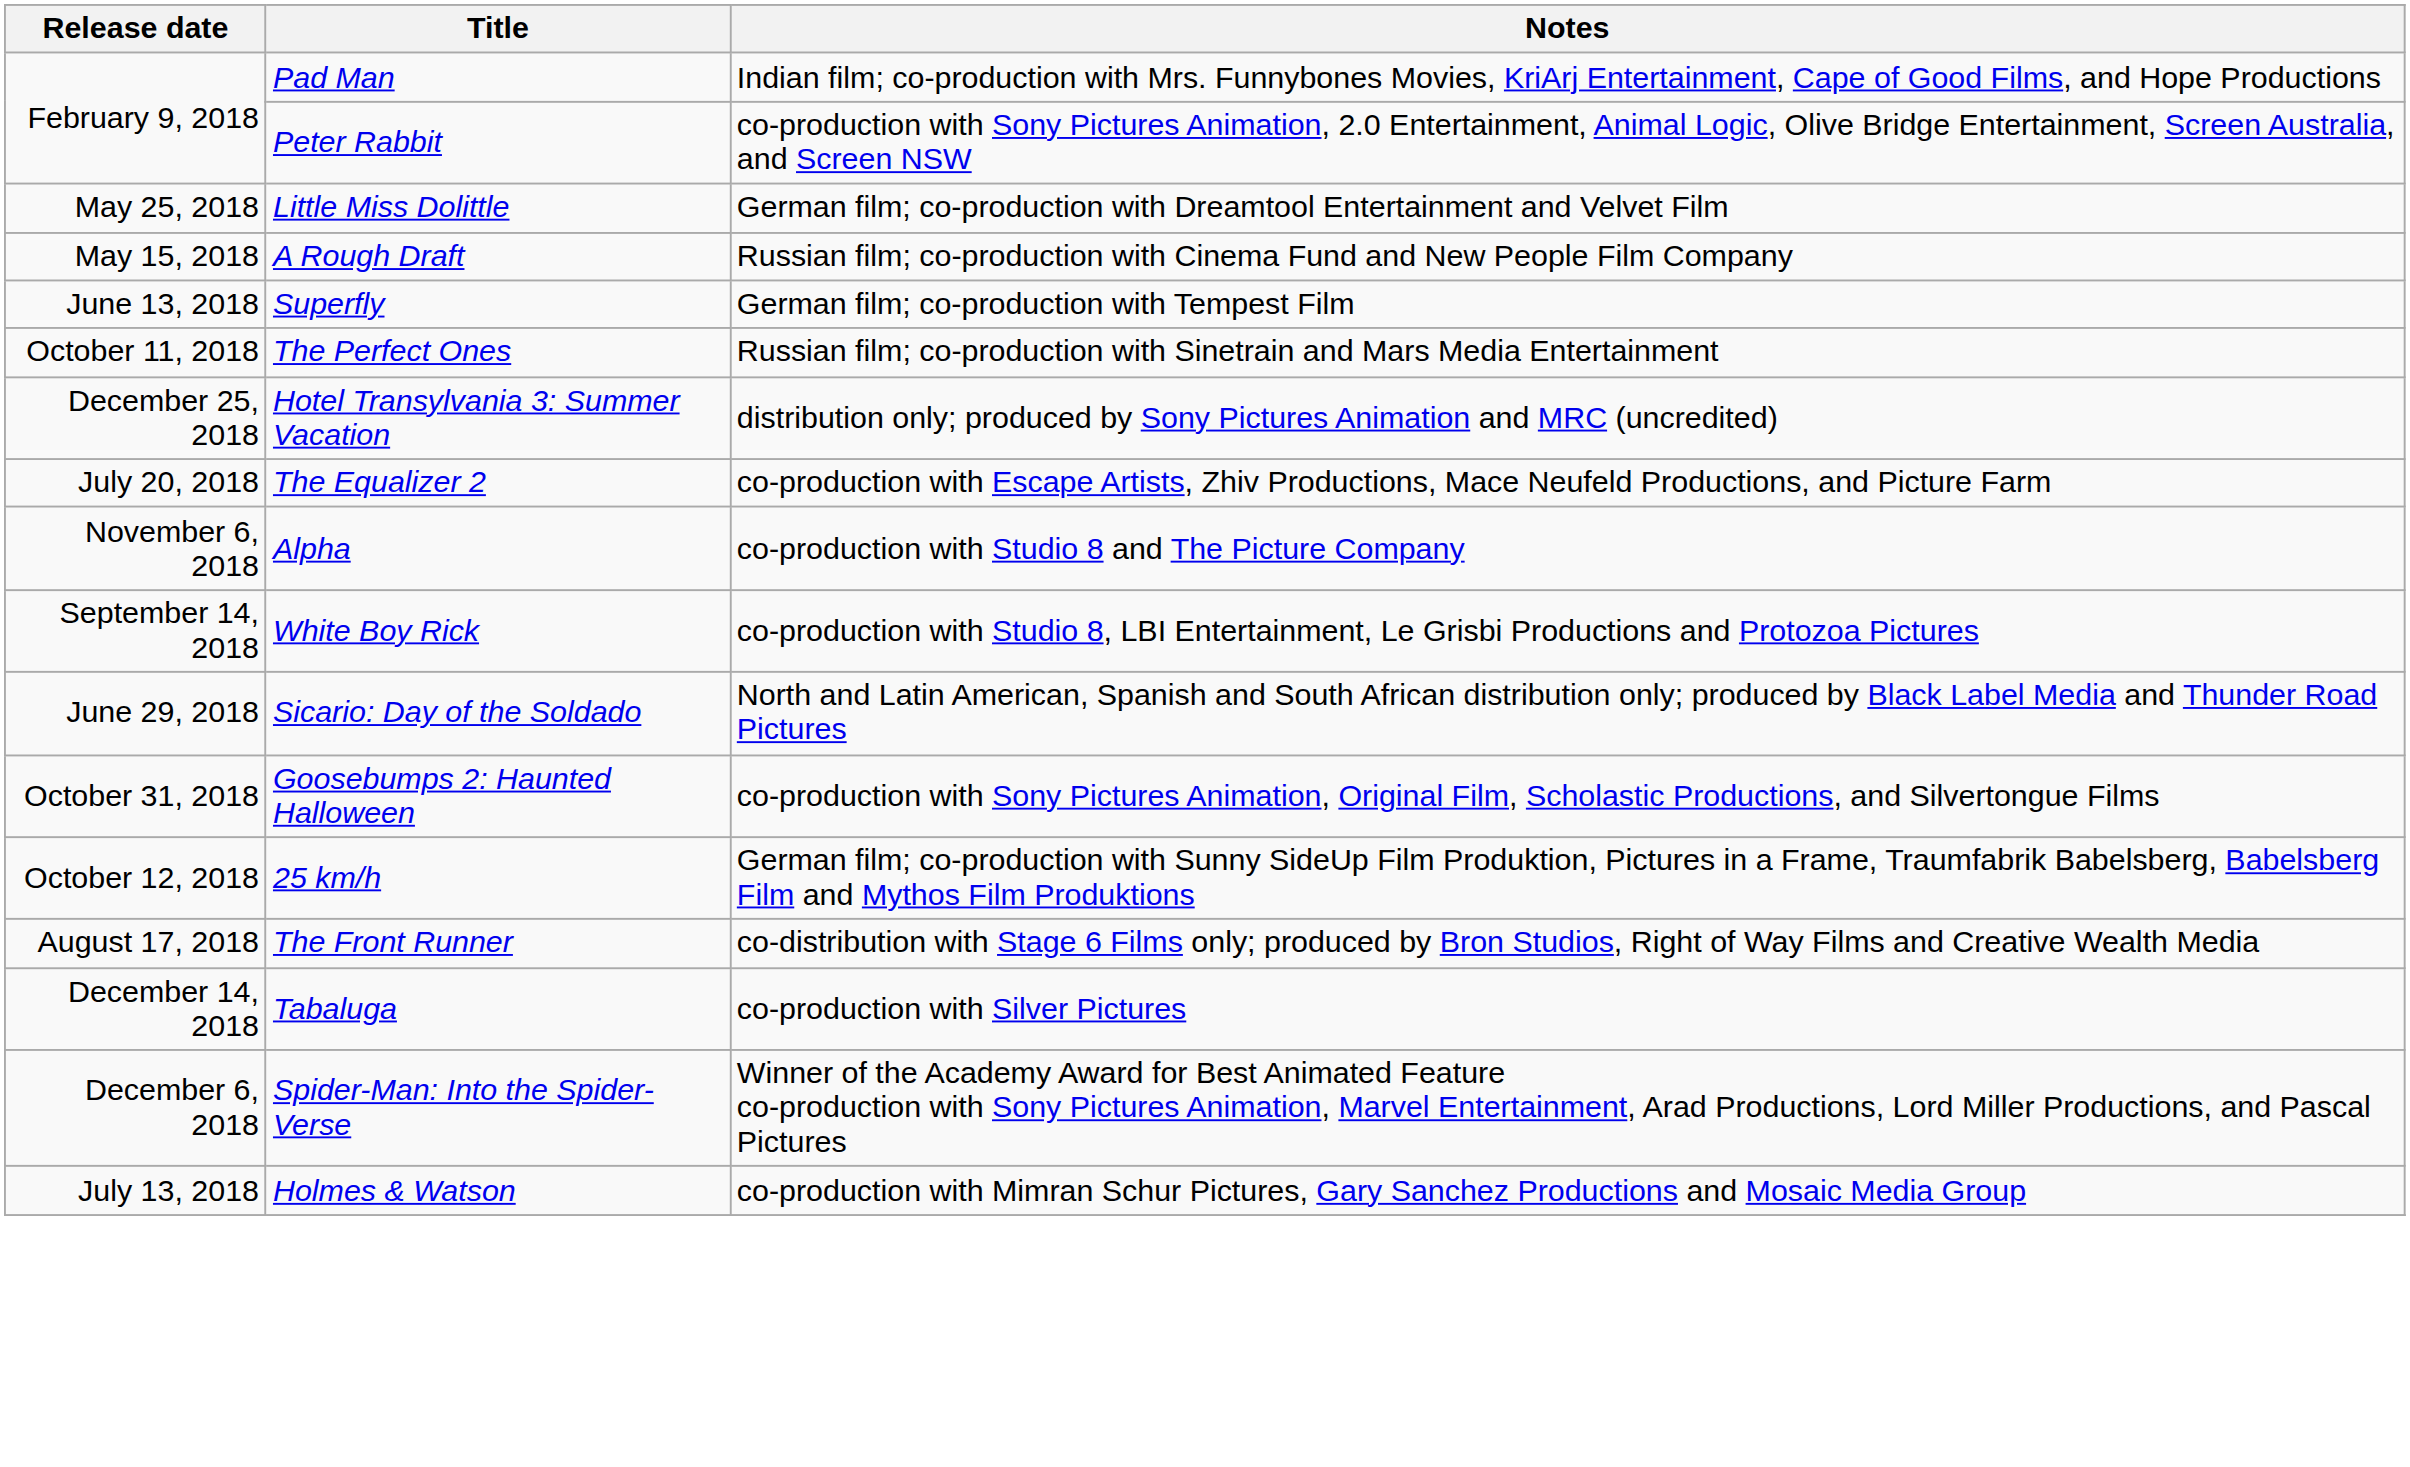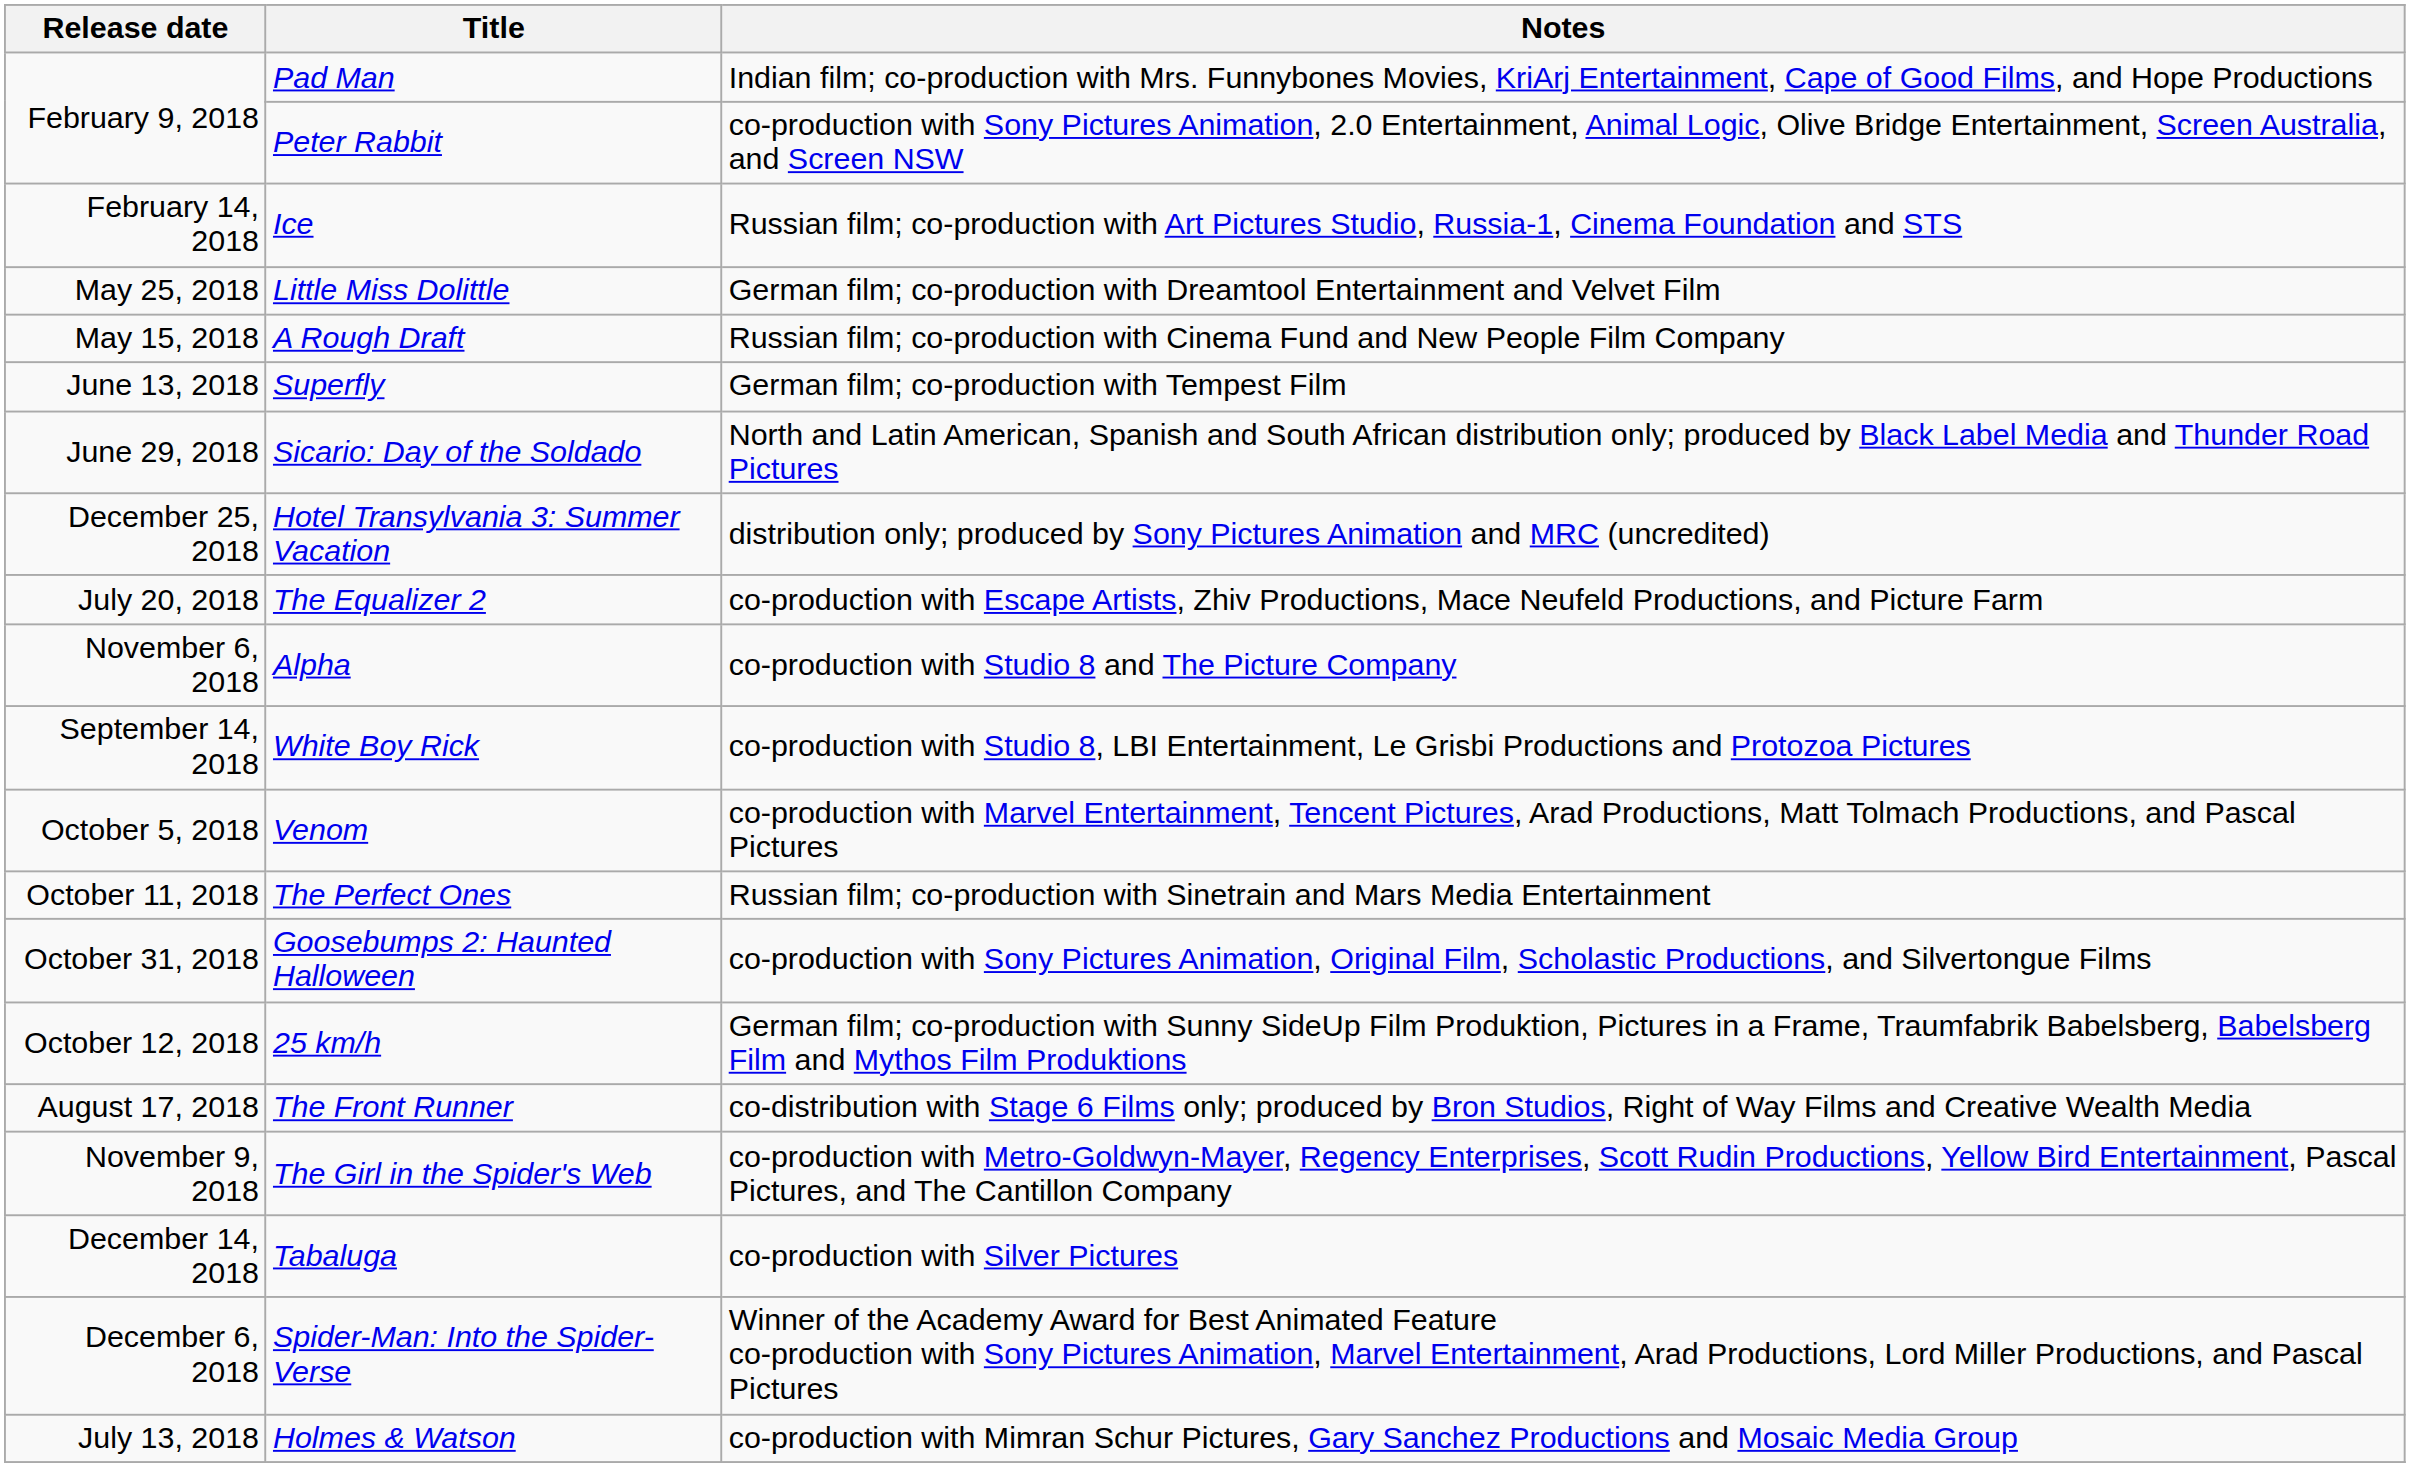+ row: (293, 224)
rows swapped: (457, 712) <-> (392, 352)
+ row: (321, 829)
+ row: (462, 1173)
